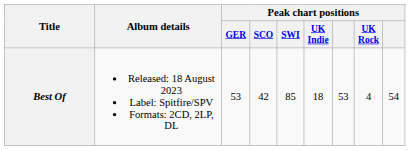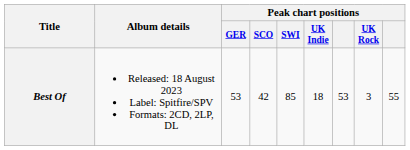(369, 96) 4 -> (369, 96) 3
(394, 96) 54 -> (394, 96) 55
